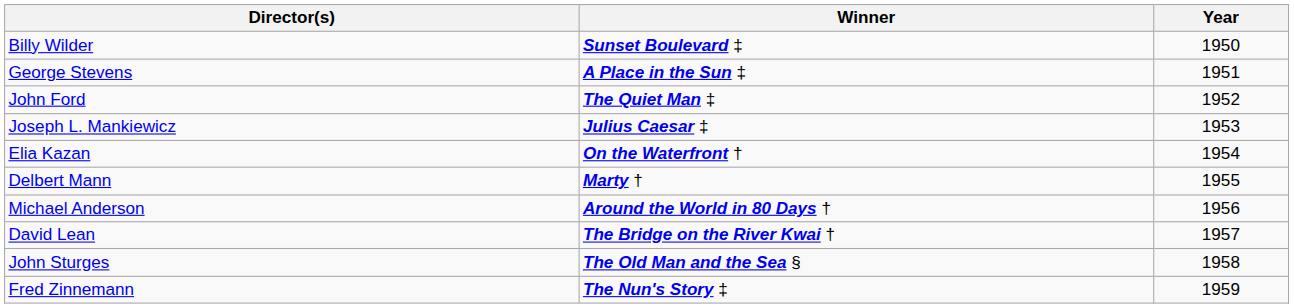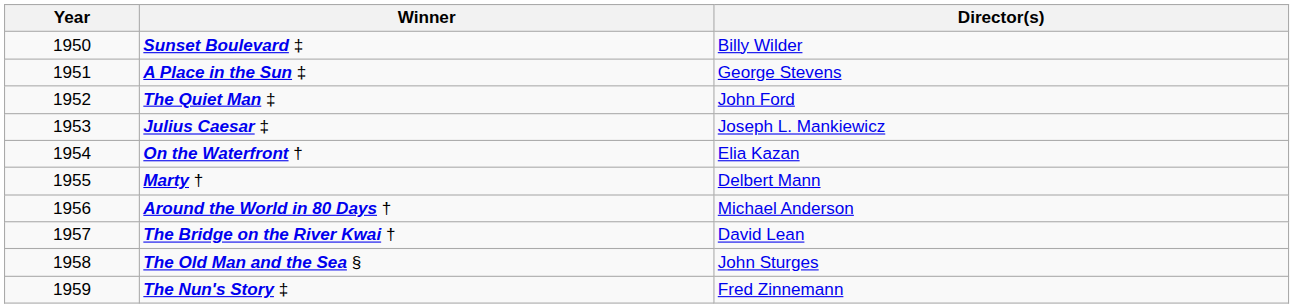columns swapped: (1221, 18) <-> (292, 18)
